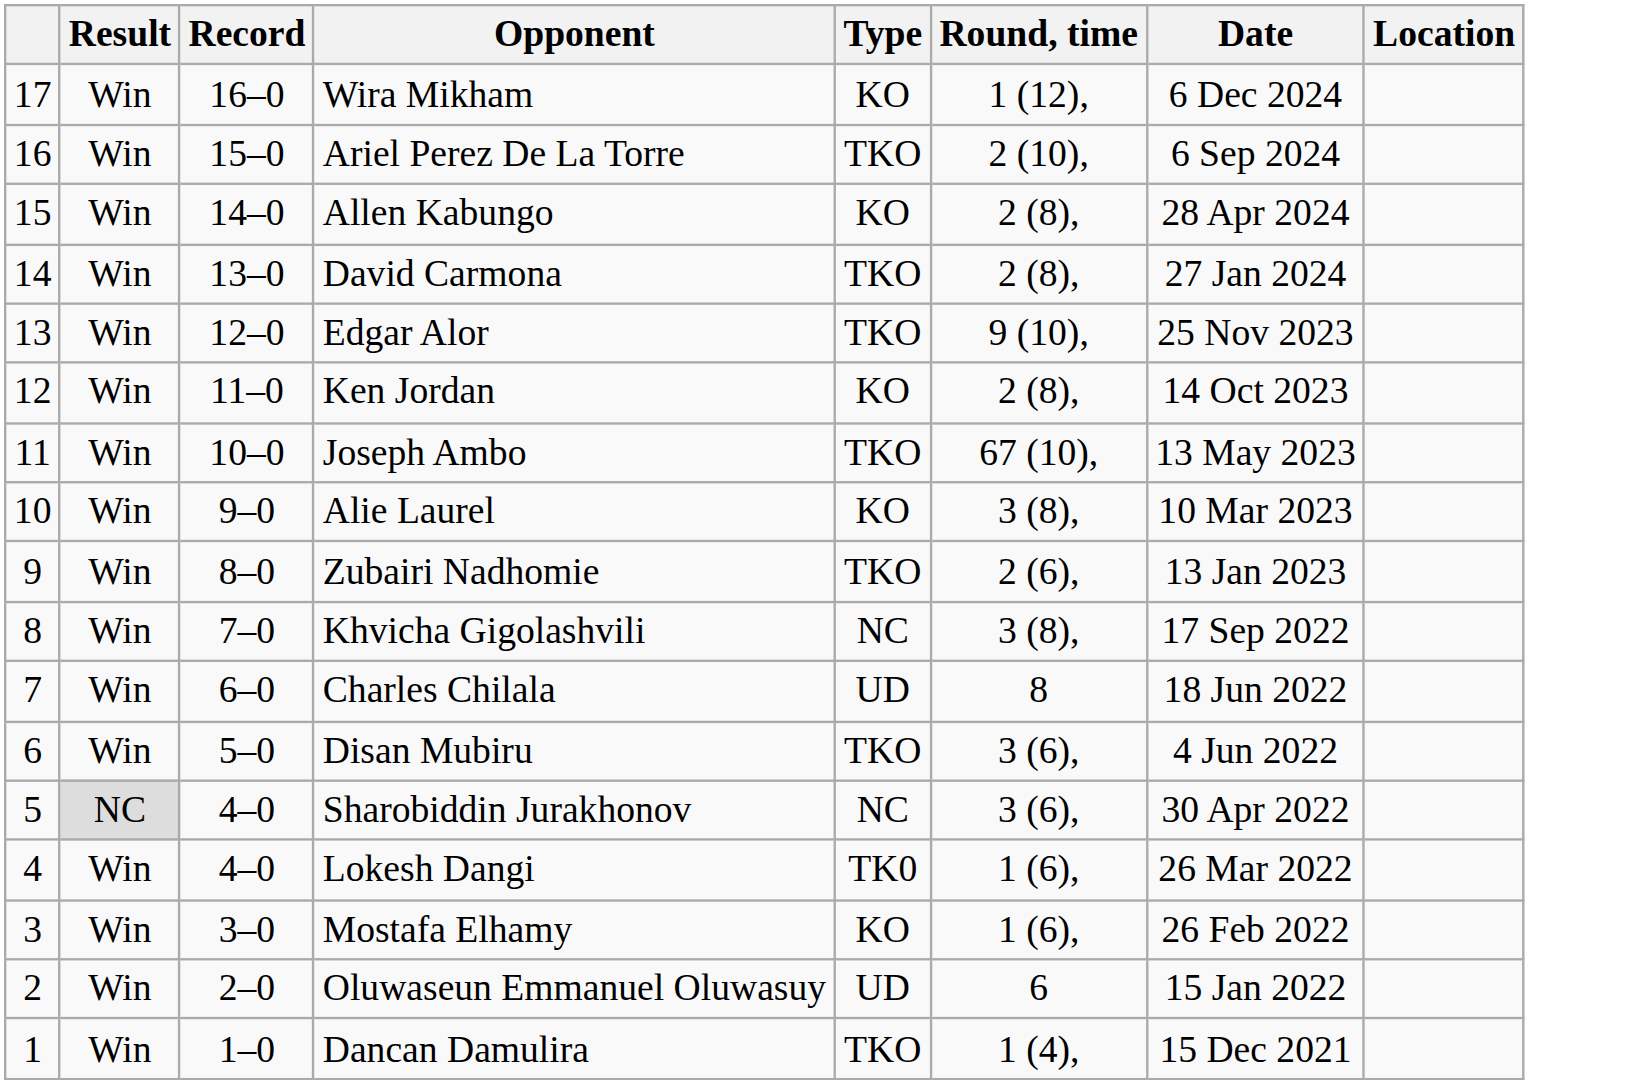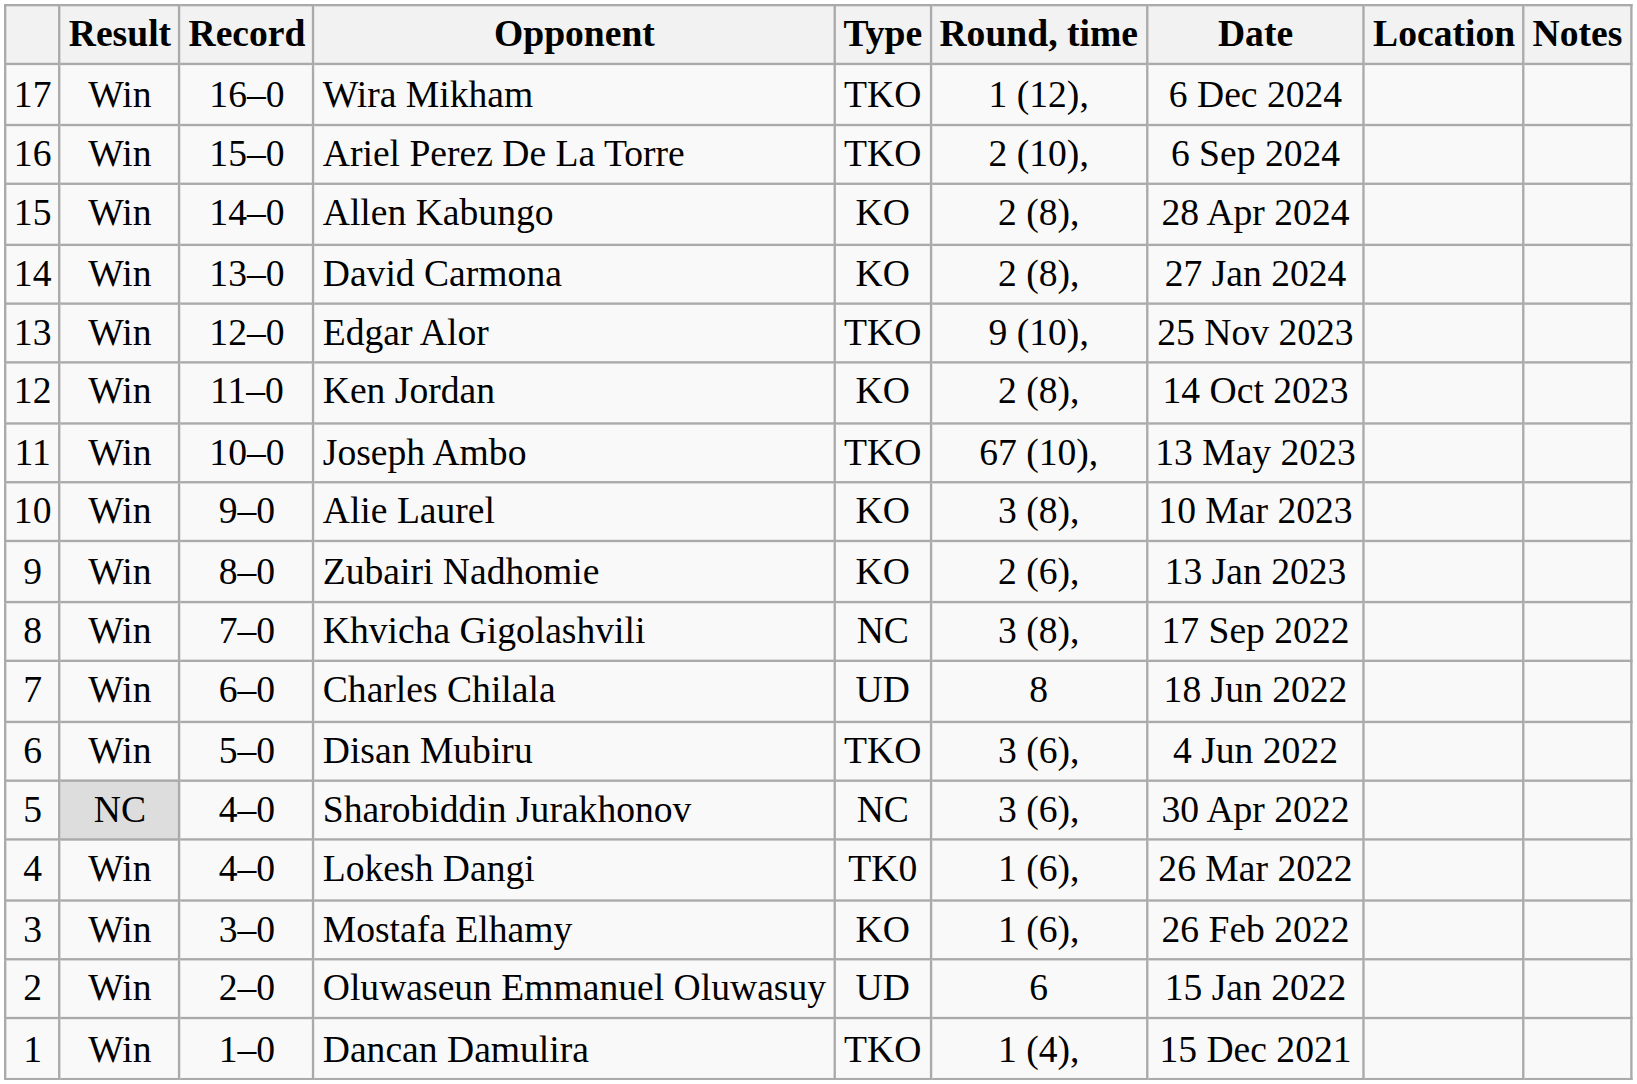+ column: (1577, 34)
(883, 93) KO -> (883, 93) TKO
(883, 272) TKO -> (883, 272) KO
(883, 570) TKO -> (883, 570) KO
